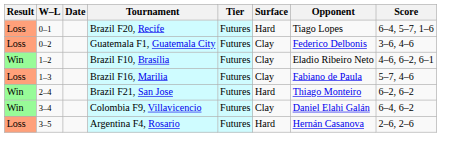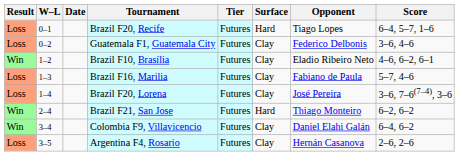+ row: (128, 93)
(265, 124) Hard -> (264, 143) Clay
